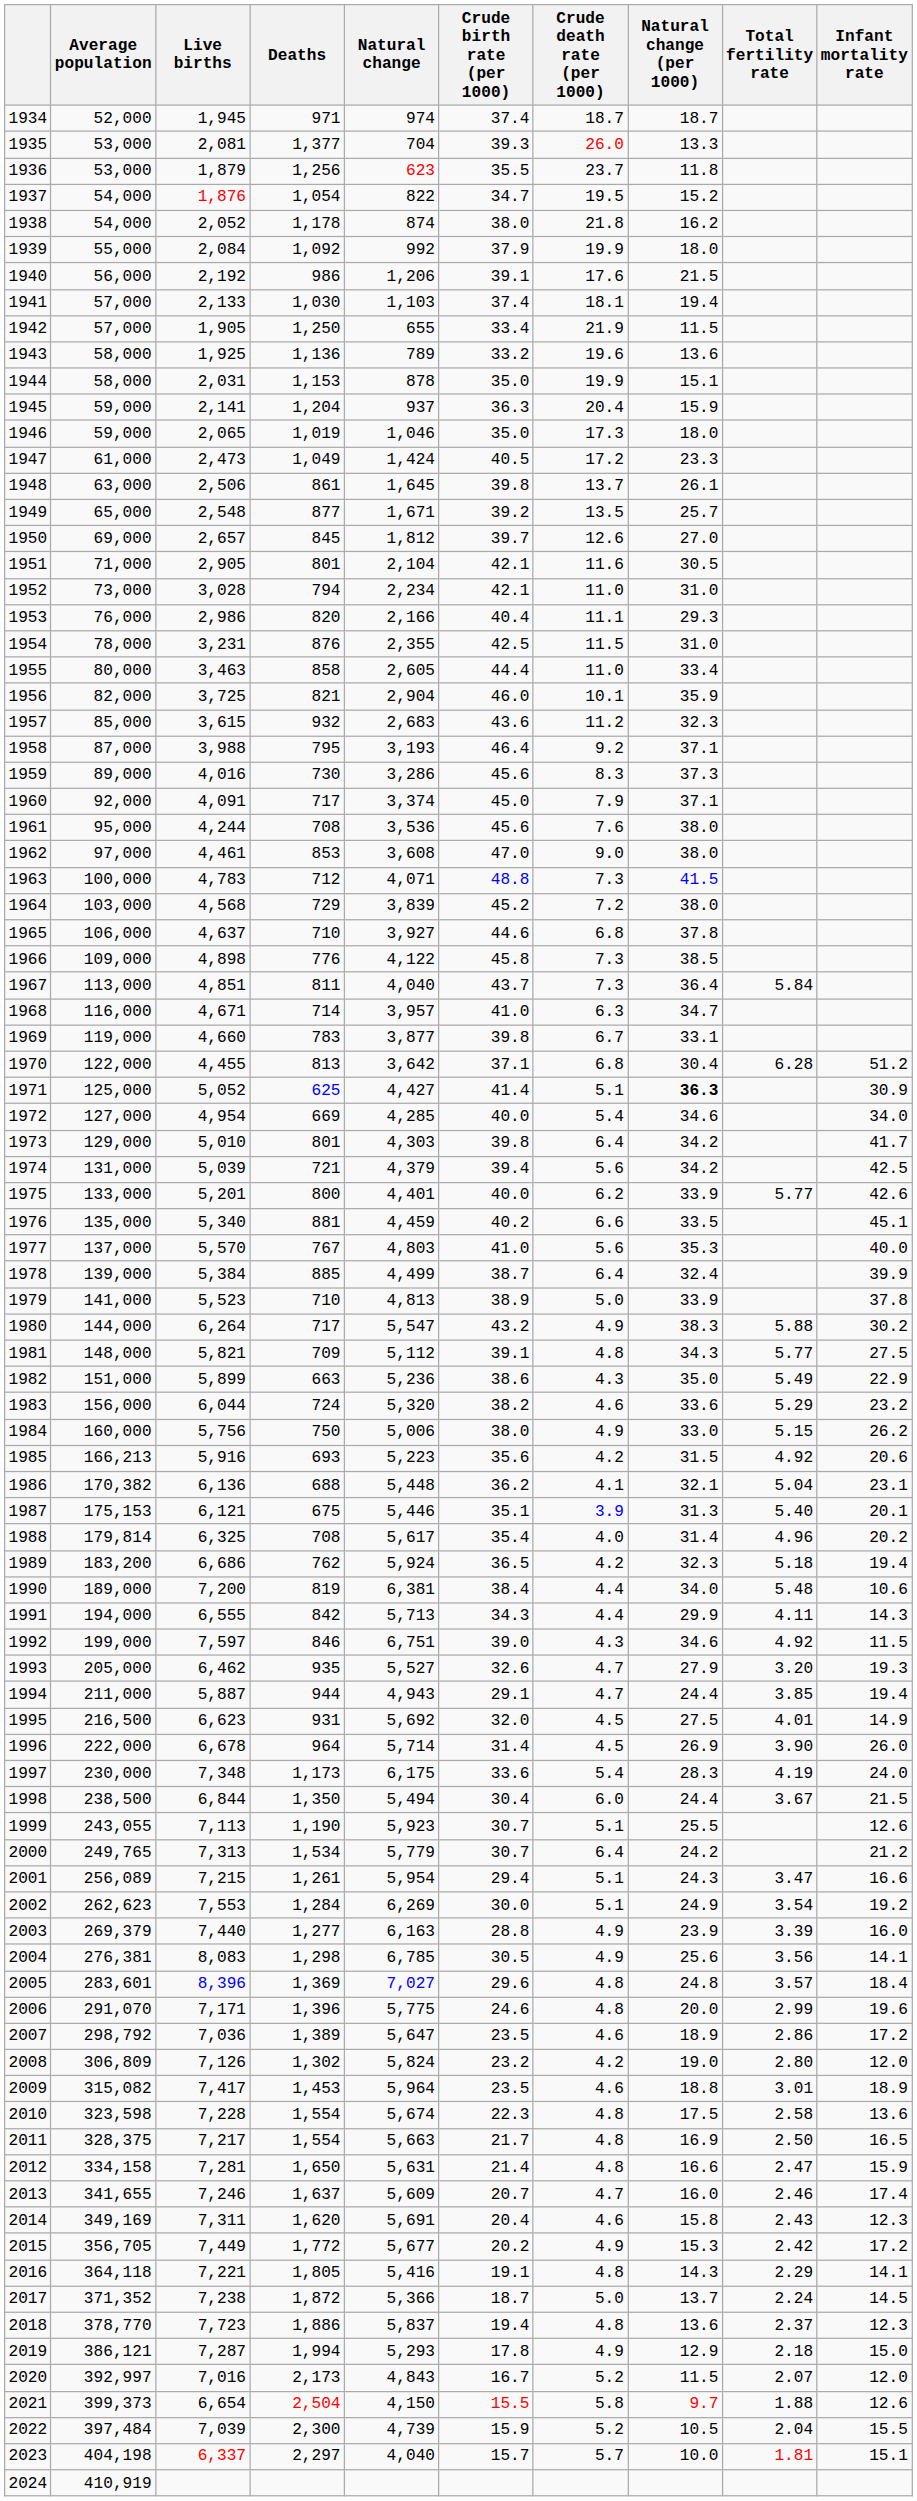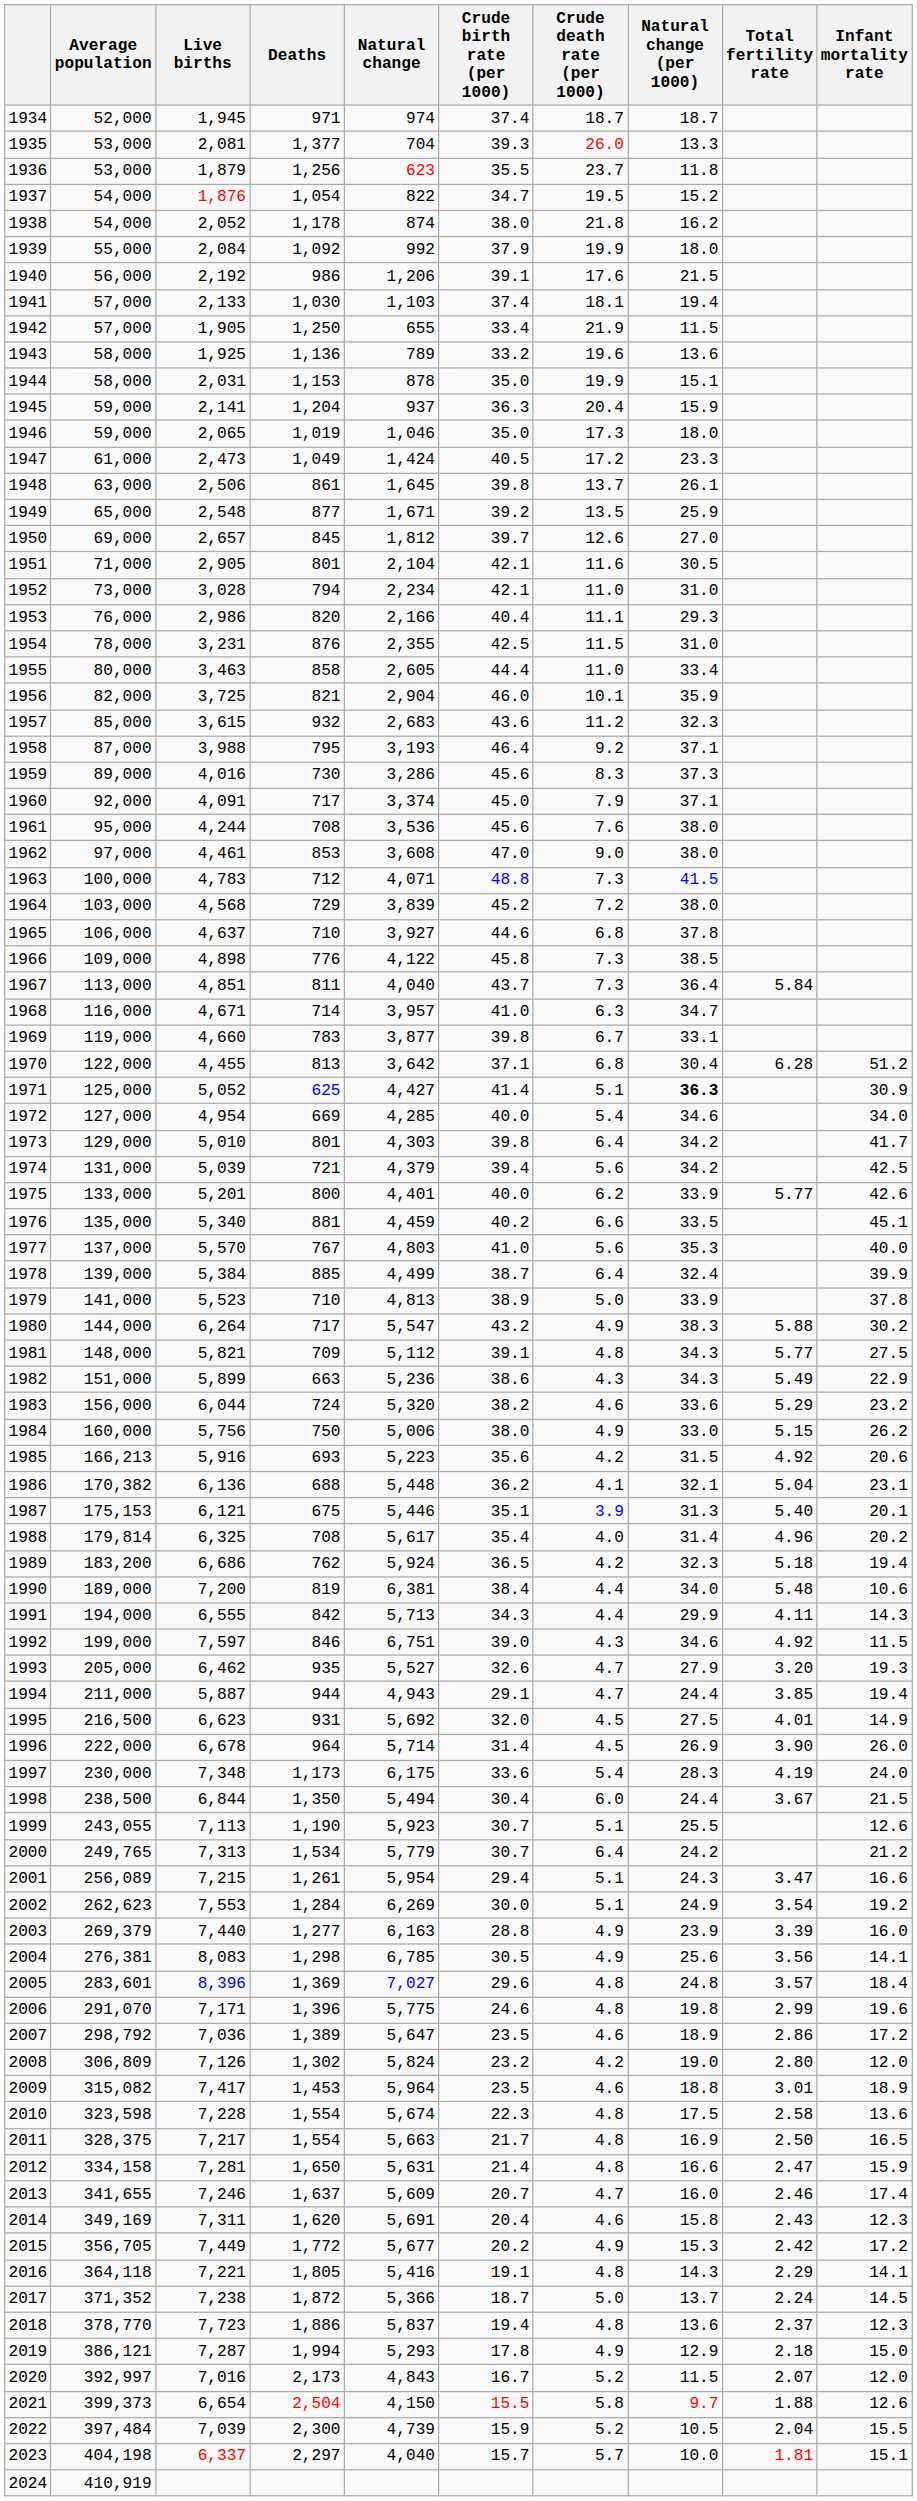(699, 513) 25.7 -> (699, 513) 25.9
(699, 1380) 35.0 -> (699, 1380) 34.3
(699, 2010) 20.0 -> (699, 2010) 19.8
